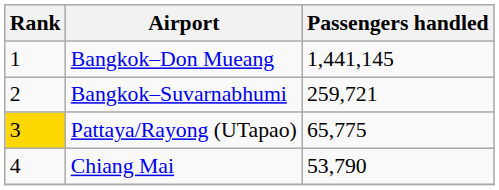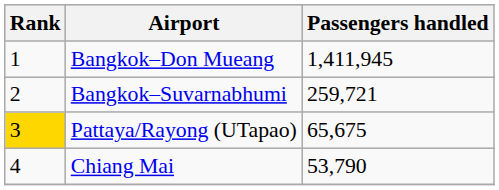(350, 58) 1,441,145 -> (350, 58) 1,411,945
(337, 130) 65,775 -> (337, 130) 65,675
